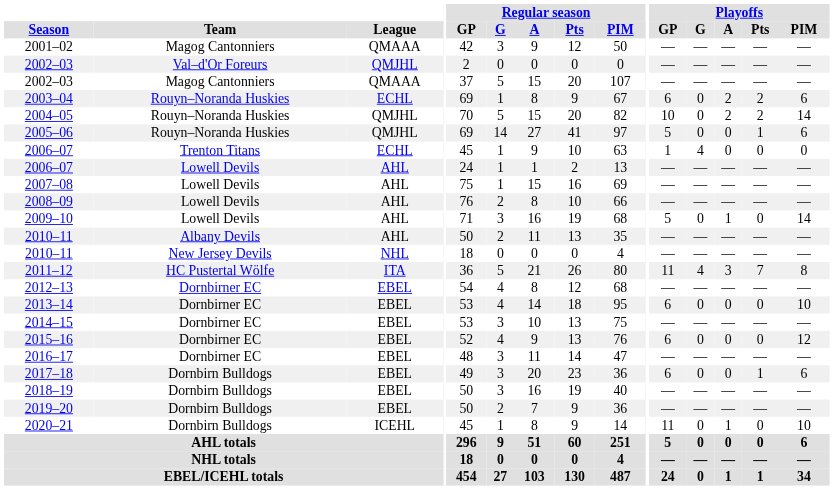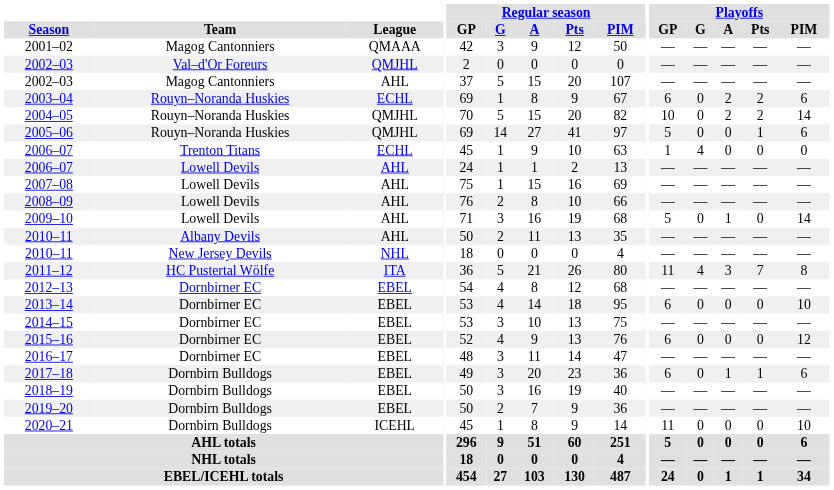(395, 81) QMAAA -> (395, 81) AHL
(728, 373) 0 -> (728, 373) 1
(728, 425) 1 -> (728, 425) 0
